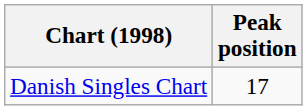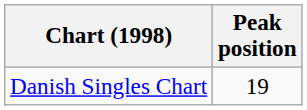(257, 85) 17 -> (257, 85) 19
